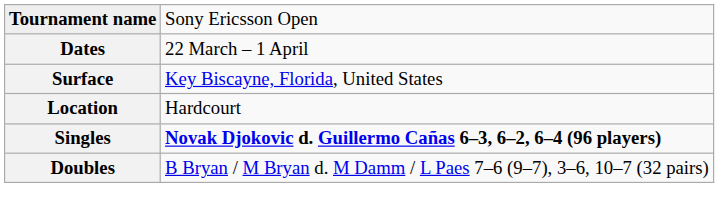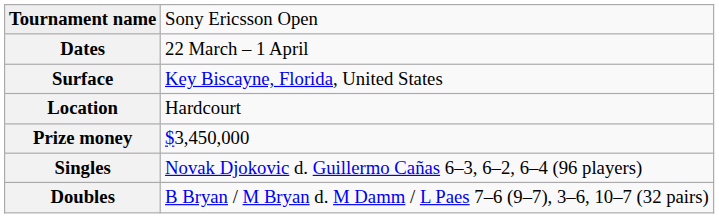+ row: (83, 138)
(413, 138) bold -> (404, 167) normal
